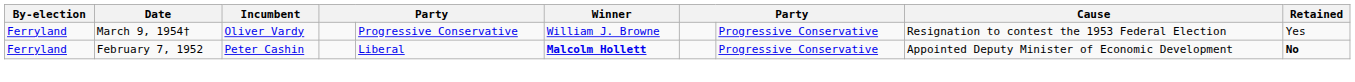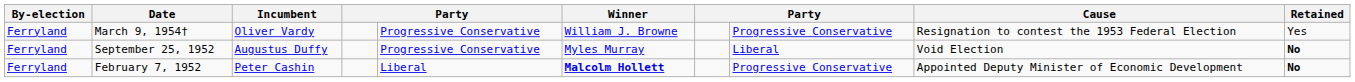+ row: (155, 49)
